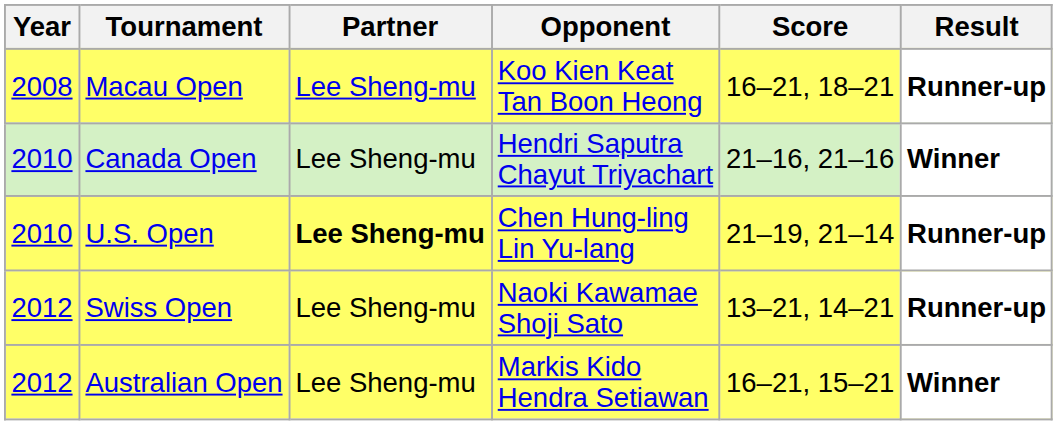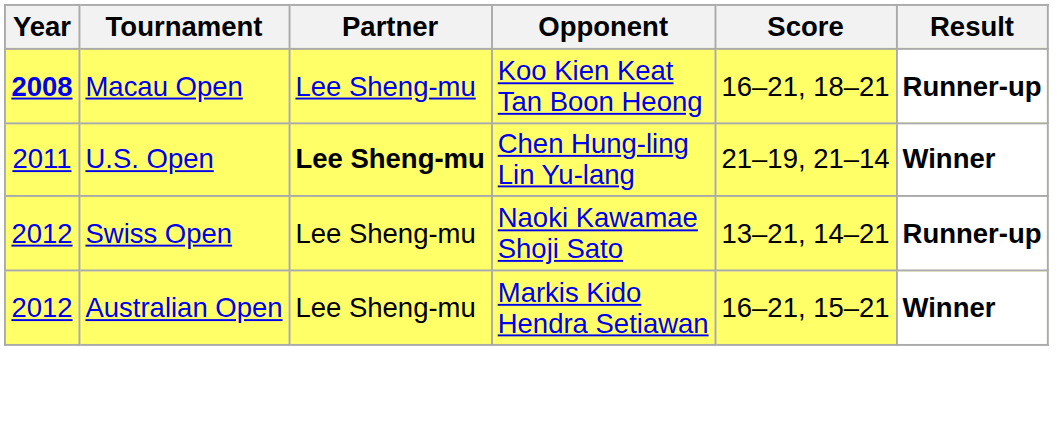(42, 86) normal -> (42, 86) bold
- row: (171, 160)
(42, 234) 2010 -> (42, 160) 2011
(977, 234) Runner-up -> (949, 160) Winner
